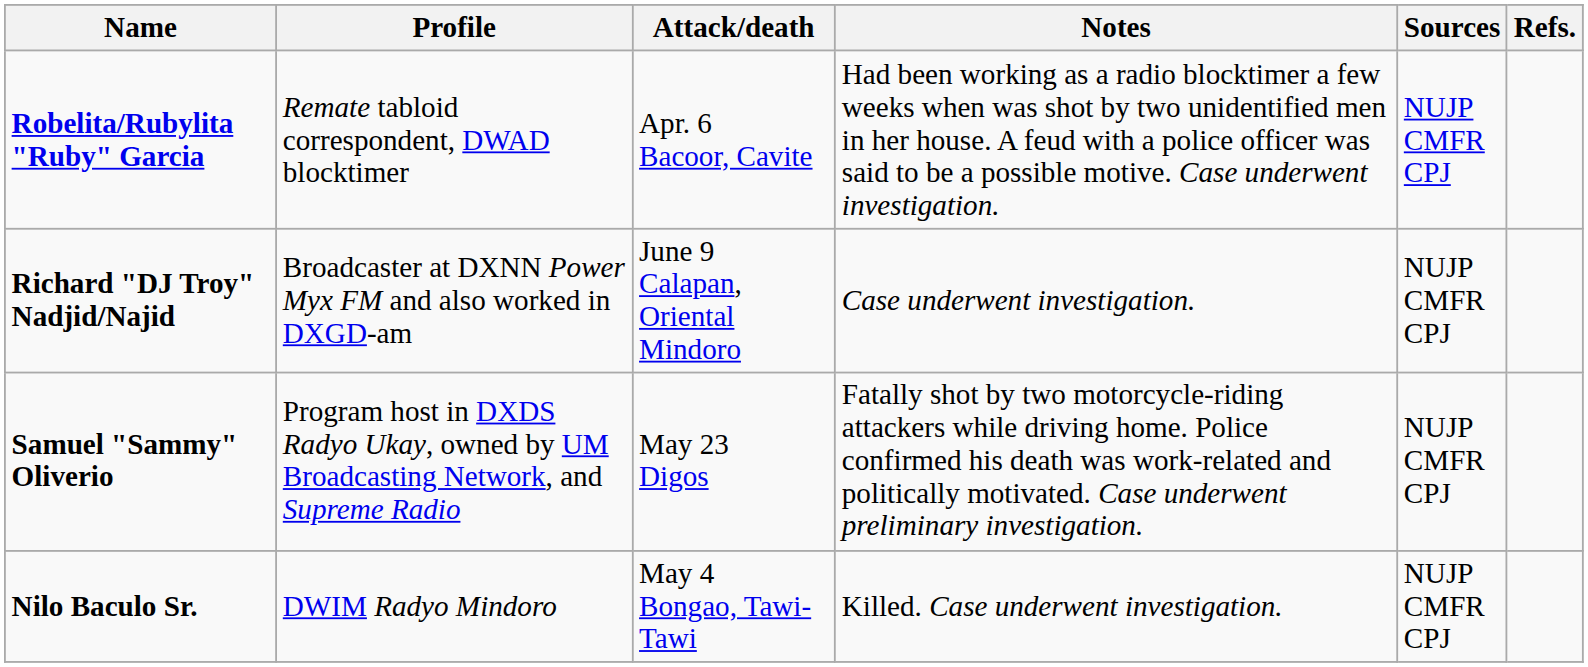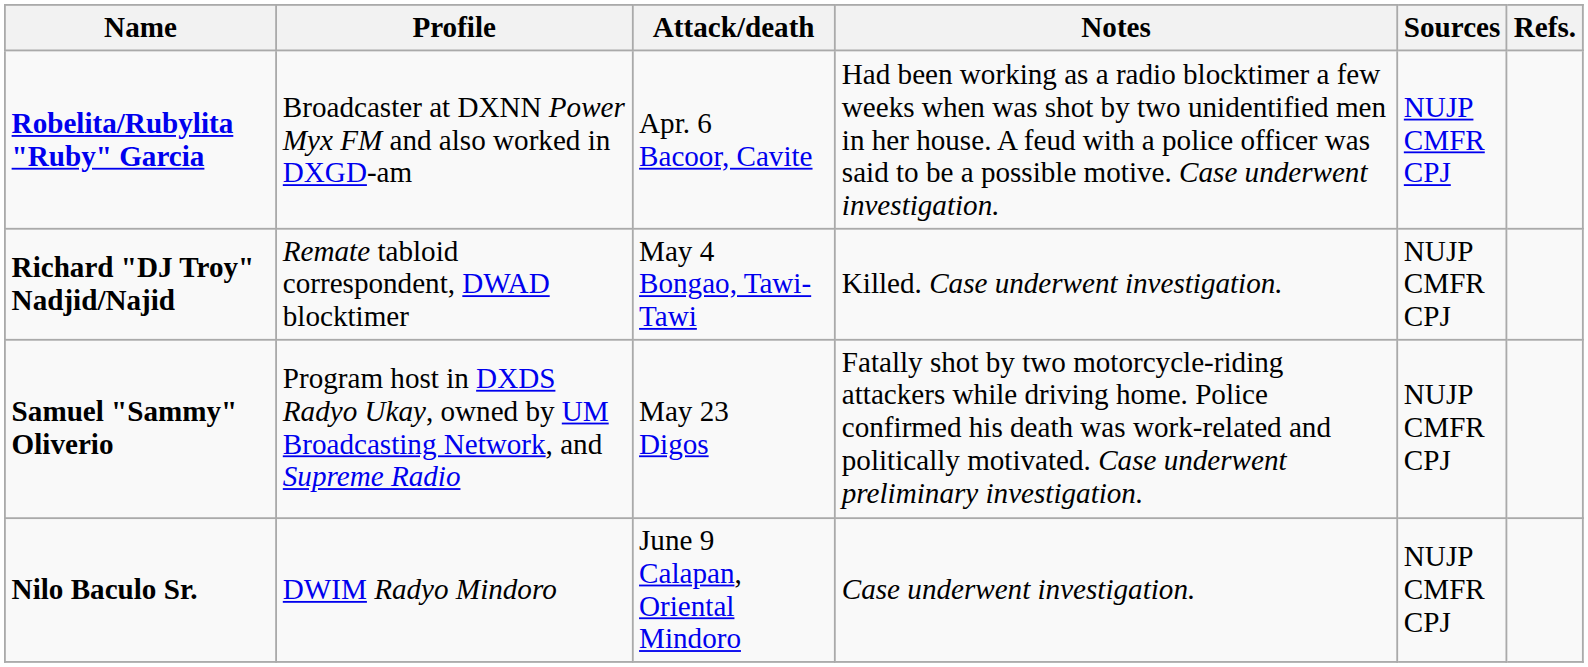(416, 139) Remate tabloid correspondent, DWAD blocktimer -> (454, 139) Broadcaster at DXNN Power Myx FM and also worked in DXGD-am
(454, 300) Broadcaster at DXNN Power Myx FM and also worked in DXGD-am -> (416, 283) Remate tabloid correspondent, DWAD blocktimer
(690, 300) June 9 Calapan, Oriental Mindoro -> (725, 283) May 4 Bongao, Tawi-Tawi
(1019, 300) Case underwent investigation. -> (1062, 283) Killed. Case underwent investigation.
(725, 605) May 4 Bongao, Tawi-Tawi -> (690, 589) June 9 Calapan, Oriental Mindoro
(1062, 605) Killed. Case underwent investigation. -> (1019, 589) Case underwent investigation.
